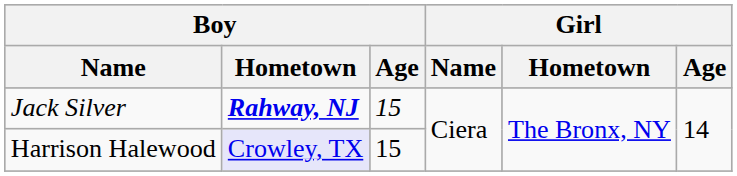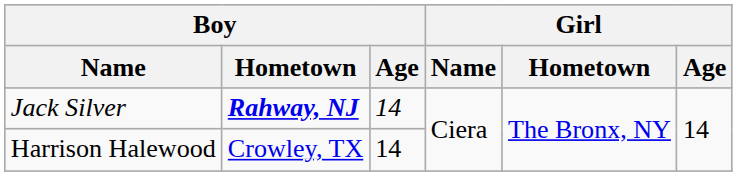(388, 107) 15 -> (388, 107) 14
(296, 149) lavender background -> (296, 149) no background
(388, 149) 15 -> (388, 149) 14
